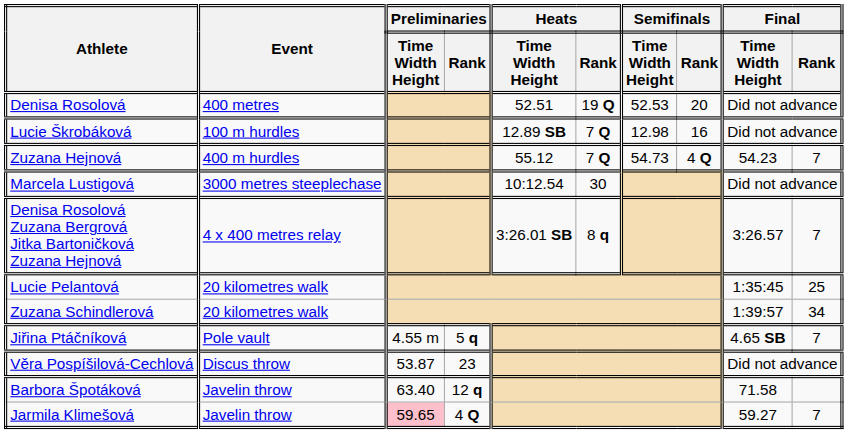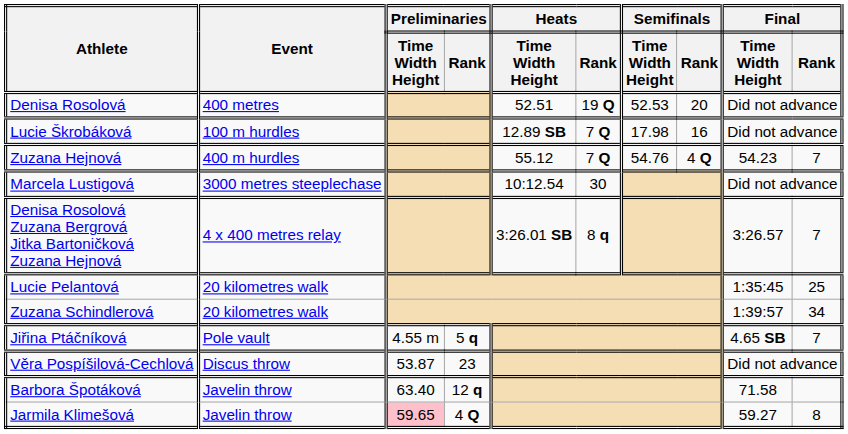(650, 132) 12.98 -> (650, 132) 17.98
(650, 158) 54.73 -> (650, 158) 54.76
(817, 414) 7 -> (817, 414) 8
